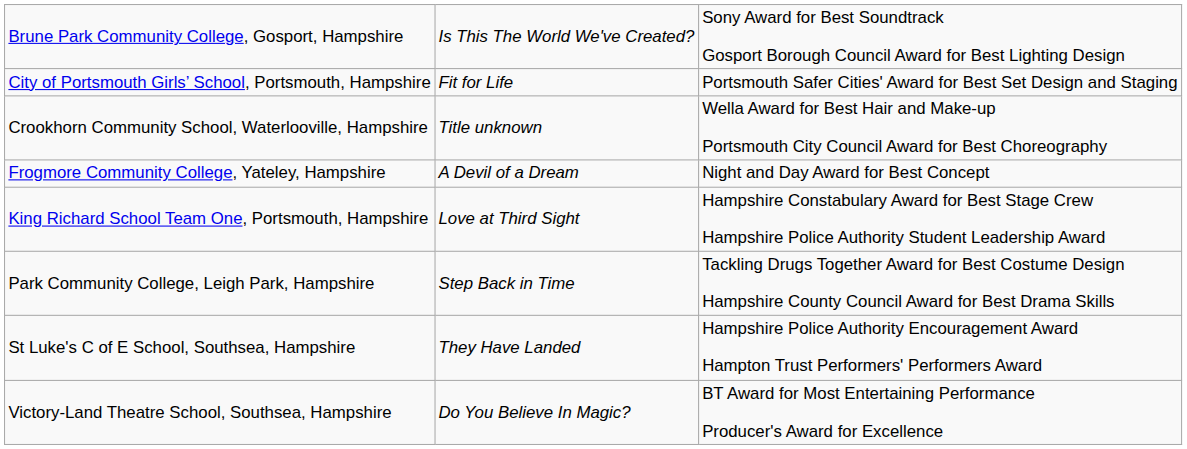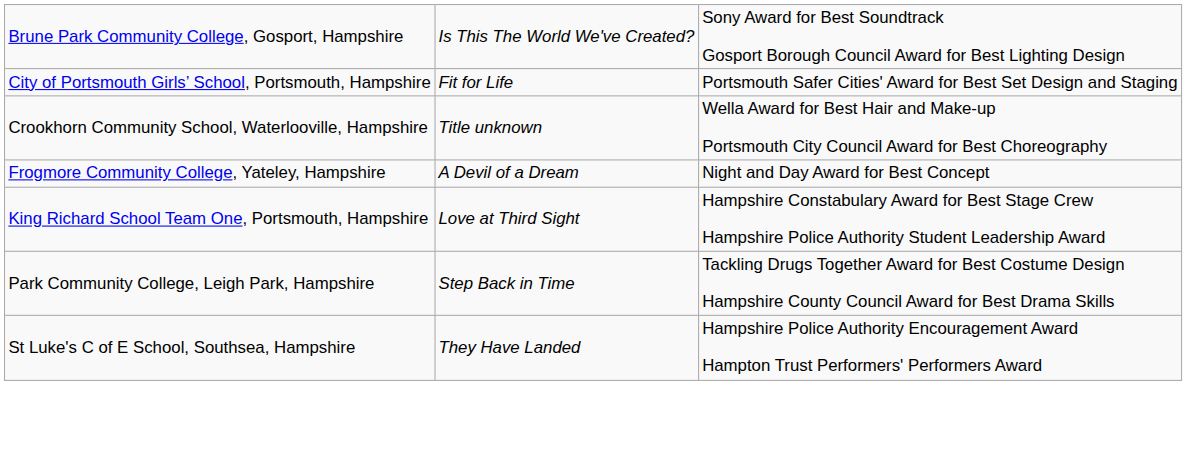- row: (200, 412)
